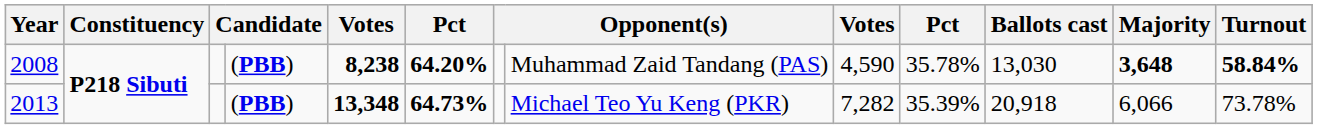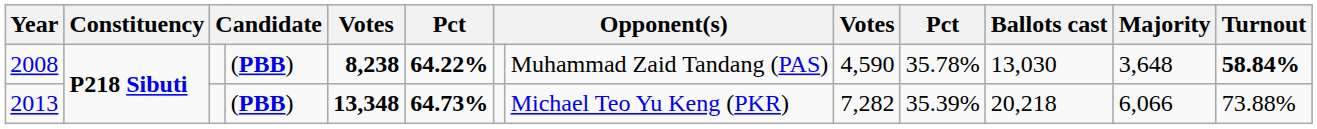(449, 63) 64.20% -> (449, 63) 64.22%
(1146, 63) bold -> (1146, 63) normal
(1024, 103) 20,918 -> (1024, 103) 20,218
(1259, 103) 73.78% -> (1259, 103) 73.88%
